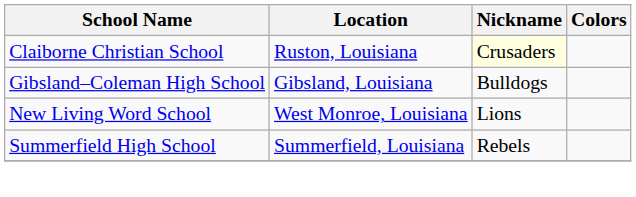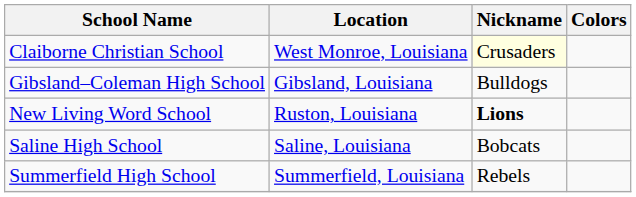(346, 51) Ruston, Louisiana -> (371, 51) West Monroe, Louisiana
(371, 113) West Monroe, Louisiana -> (346, 113) Ruston, Louisiana
(499, 113) normal -> (500, 113) bold
+ row: (86, 144)
